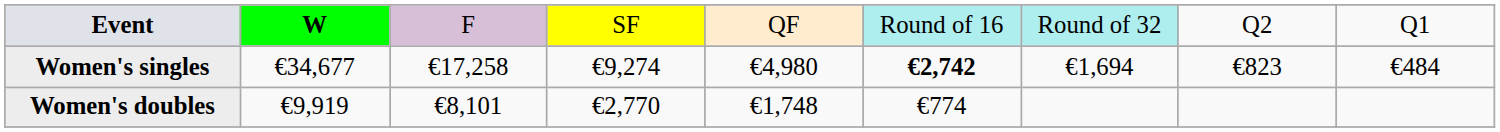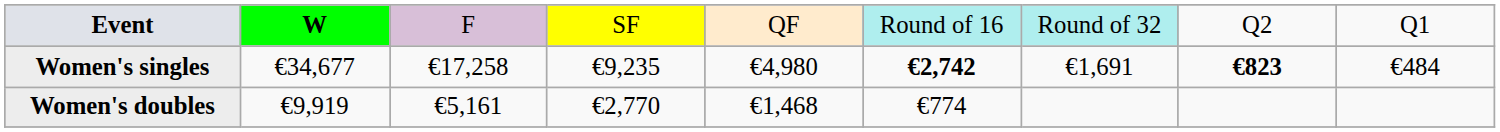(626, 66) €9,274 -> (626, 66) €9,235
(1099, 66) €1,694 -> (1099, 66) €1,691
(1257, 66) normal -> (1257, 66) bold
(468, 107) €8,101 -> (468, 107) €5,161
(784, 107) €1,748 -> (784, 107) €1,468
